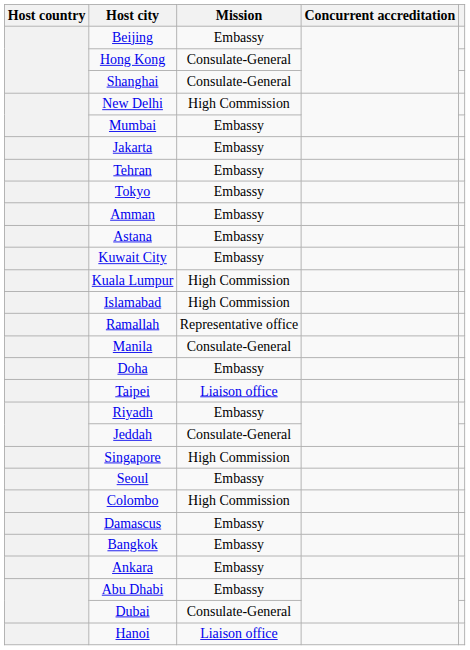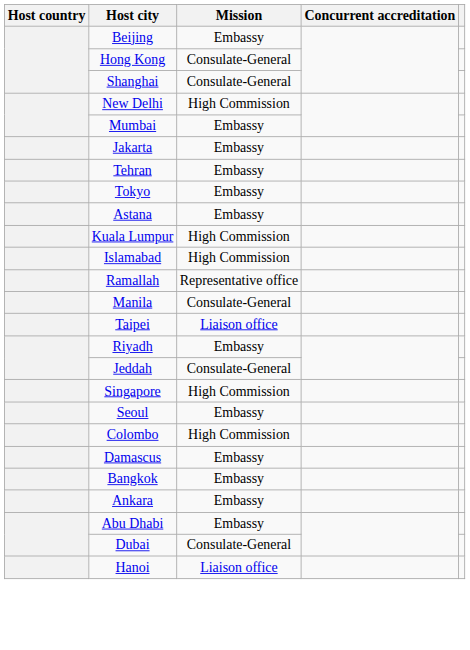- row: (133, 214)
- row: (133, 258)
- row: (133, 368)
